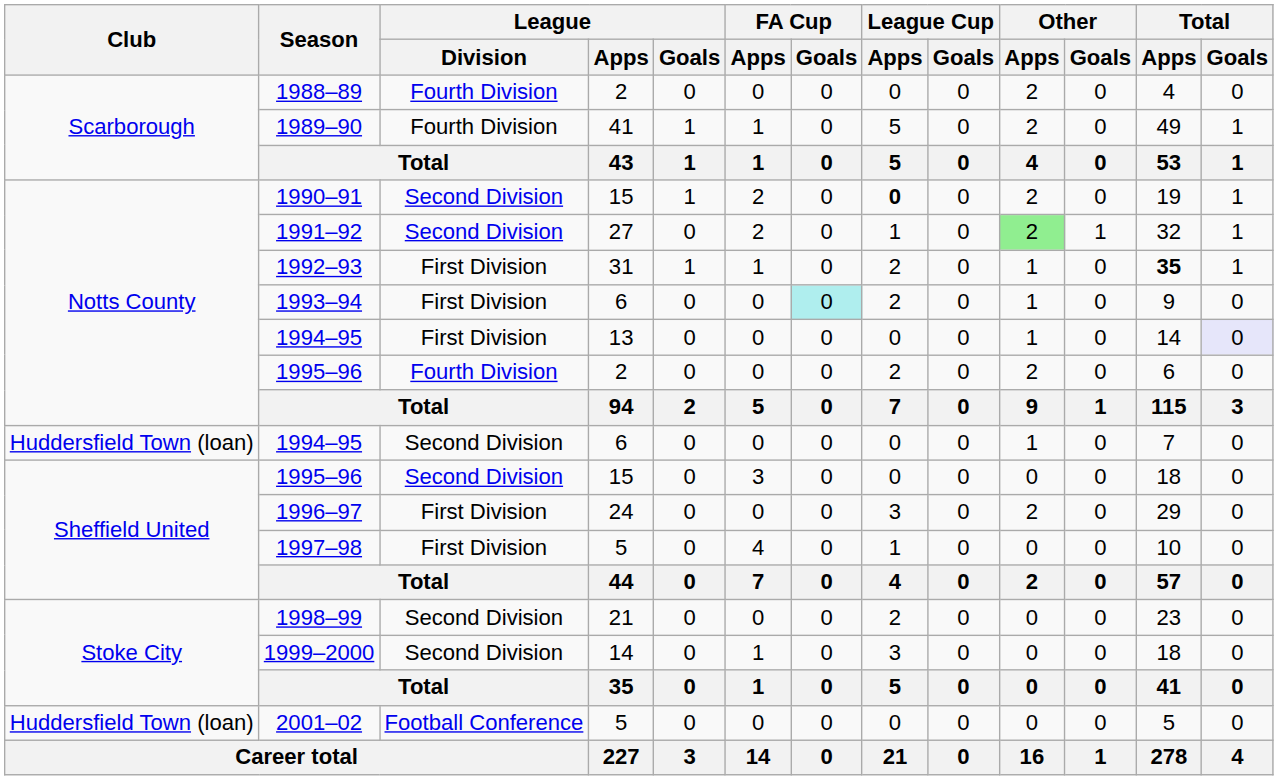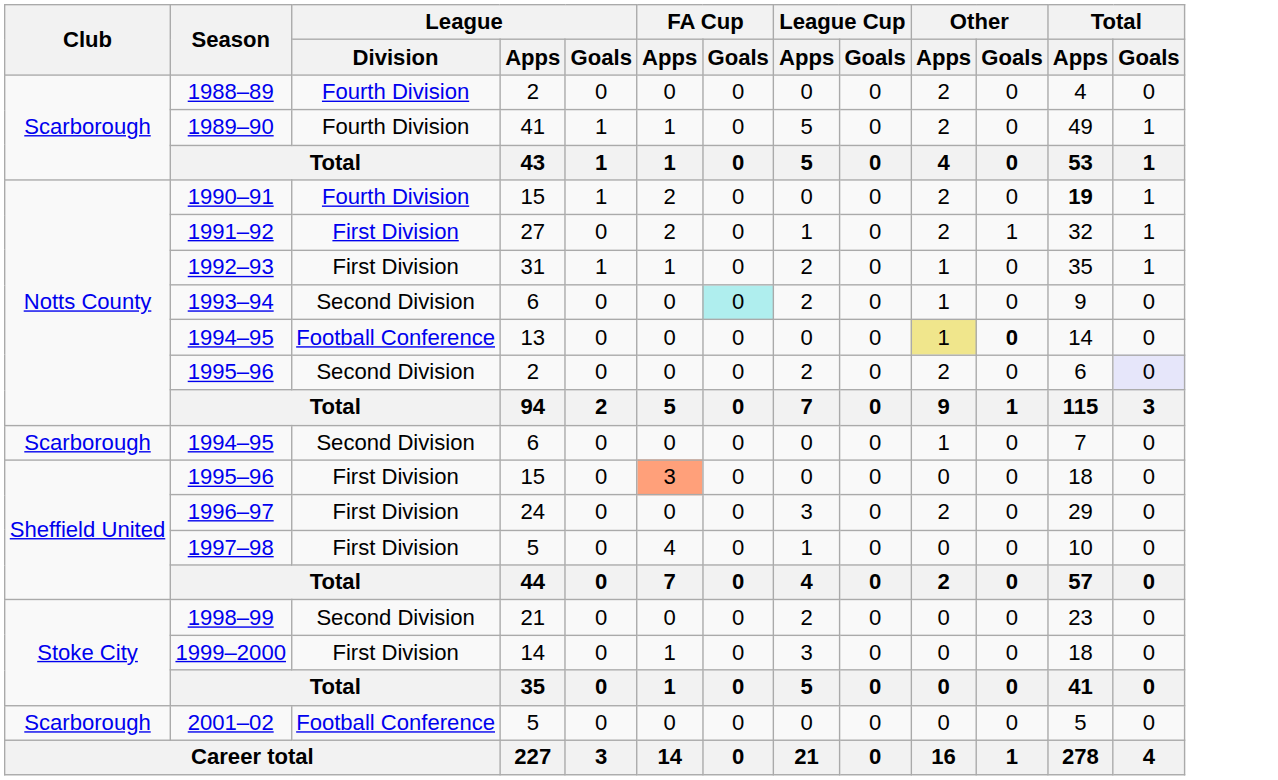(484, 197) Second Division -> (396, 197) Fourth Division
(895, 197) bold -> (807, 197) normal
(1169, 197) normal -> (1080, 197) bold
(484, 232) Second Division -> (396, 232) First Division
(1032, 232) lightgreen background -> (944, 232) no background
(1169, 267) bold -> (1080, 267) normal
(484, 302) First Division -> (396, 302) Second Division
(484, 337) First Division -> (396, 337) Football Conference
(1032, 337) no background -> (944, 337) khaki background
(1100, 337) normal -> (1012, 337) bold
(1237, 337) lavender background -> (1149, 337) no background
(484, 372) Fourth Division -> (396, 372) Second Division
(1237, 372) no background -> (1149, 372) lavender background
(132, 442) Huddersfield Town (loan) -> (88, 442) Scarborough
(484, 477) Second Division -> (396, 477) First Division
(758, 477) no background -> (670, 477) lightsalmon background
(484, 652) Second Division -> (396, 652) First Division
(132, 722) Huddersfield Town (loan) -> (88, 722) Scarborough
